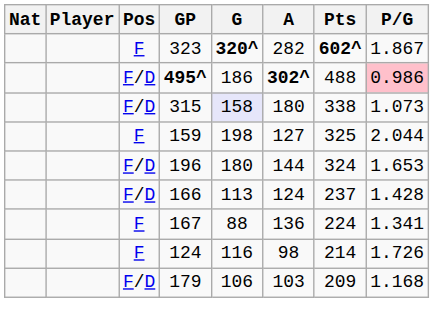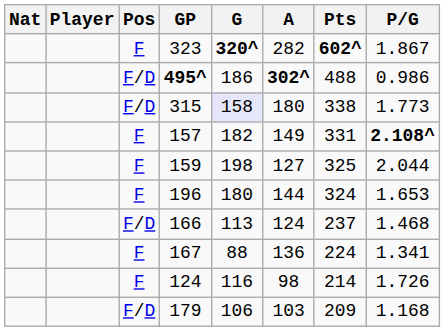(397, 78) pink background -> (403, 78) no background
(397, 107) 1.073 -> (403, 107) 1.773
+ row: (185, 136)
(139, 166) F/D -> (139, 195) F
(397, 195) 1.428 -> (403, 224) 1.468
